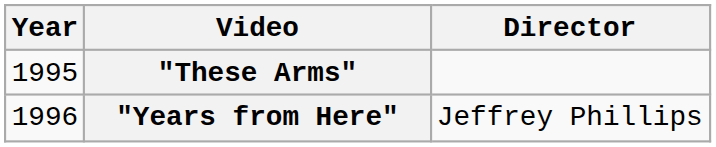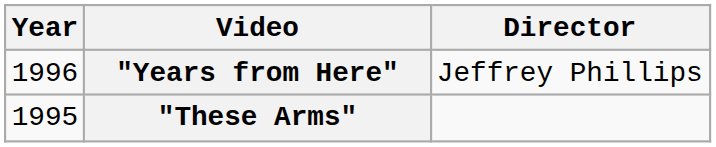rows swapped: (257, 73) <-> (257, 118)
